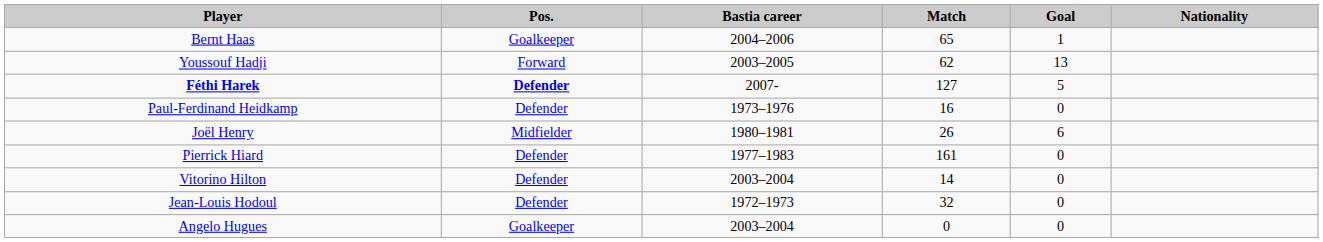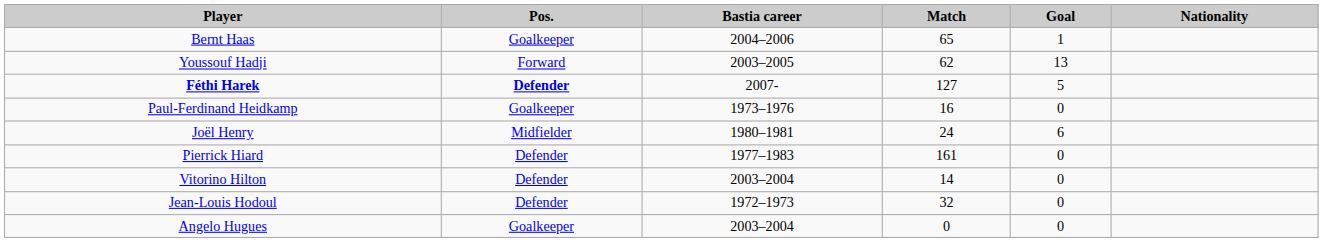(541, 109) Defender -> (541, 109) Goalkeeper
(947, 132) 26 -> (947, 132) 24
